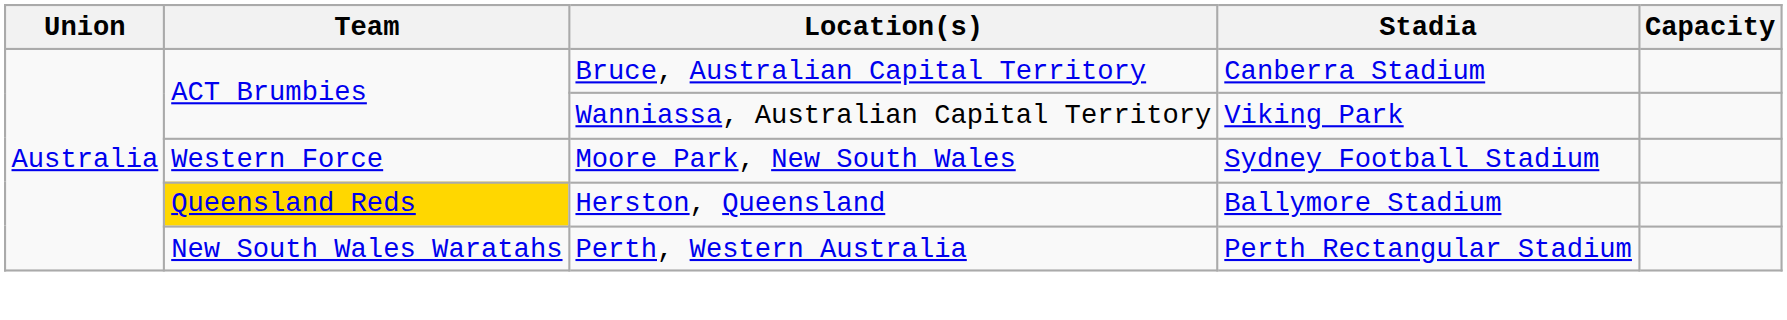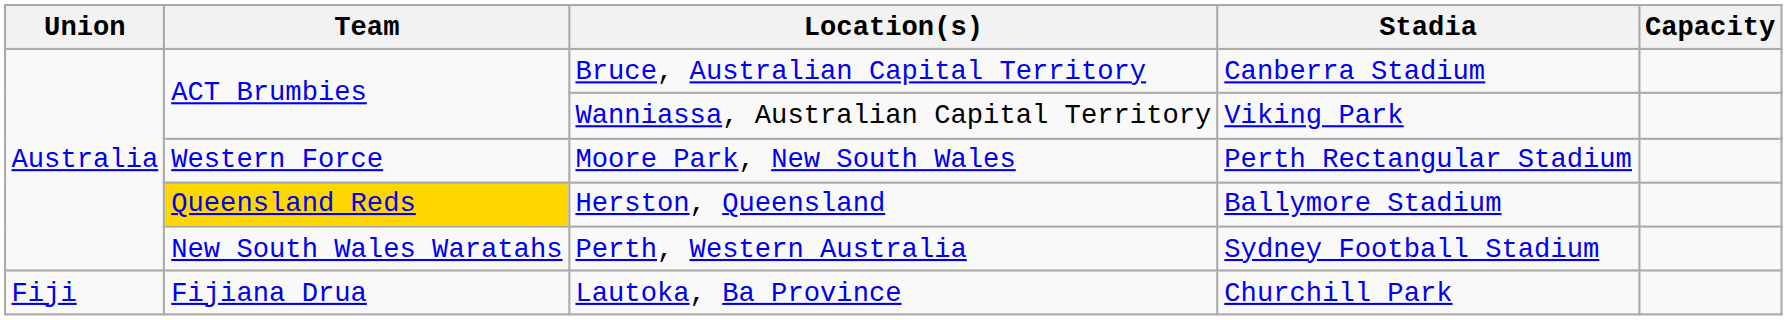(1412, 160) Sydney Football Stadium -> (1428, 160) Perth Rectangular Stadium
(1428, 249) Perth Rectangular Stadium -> (1412, 249) Sydney Football Stadium
+ row: (739, 293)
